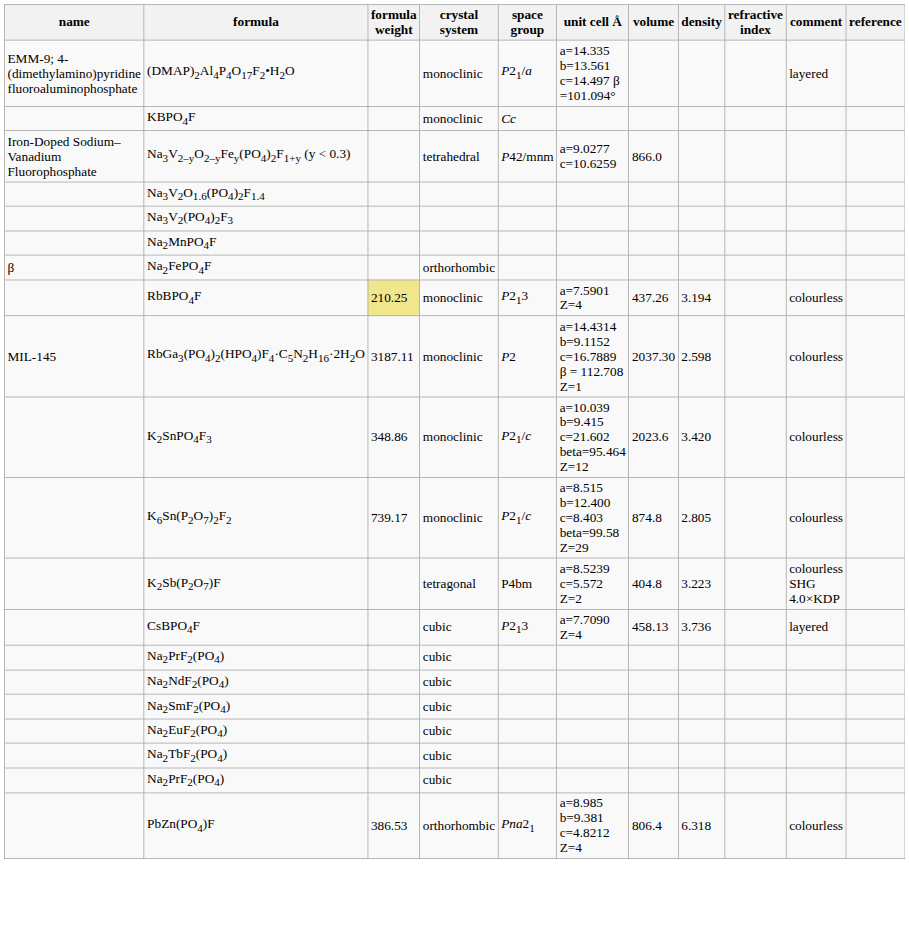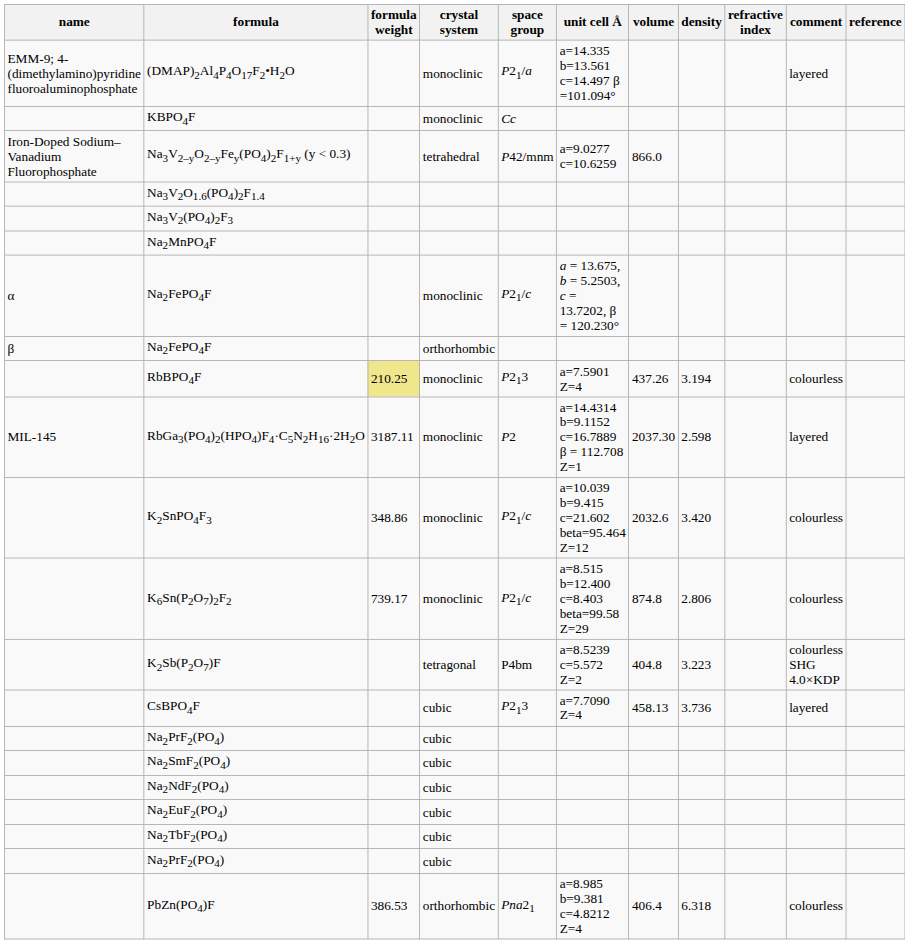+ row: (11, 295)
(816, 356) colourless -> (809, 437) layered
(650, 437) 2023.6 -> (650, 518) 2032.6
(696, 518) 2.805 -> (696, 598) 2.806
rows swapped: (74, 682) <-> (74, 707)
(647, 825) 806.4 -> (647, 906) 406.4
